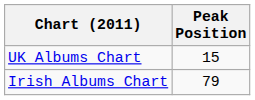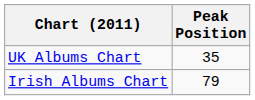(211, 58) 15 -> (211, 58) 35
